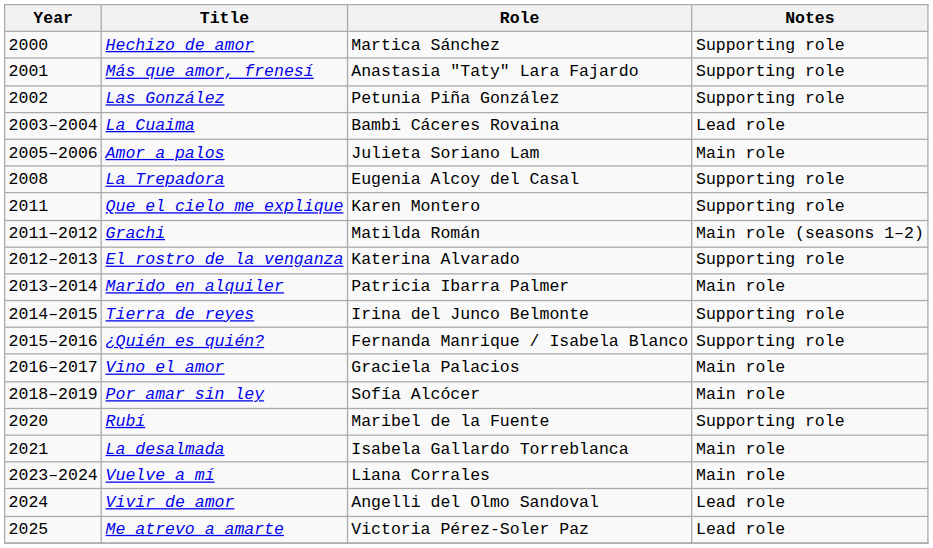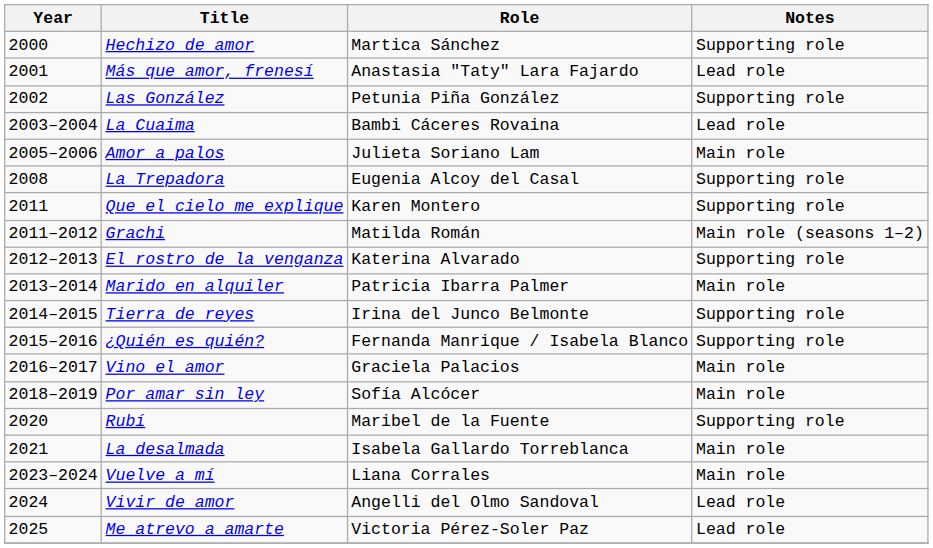(770, 72) Supporting role -> (741, 72) Lead role
